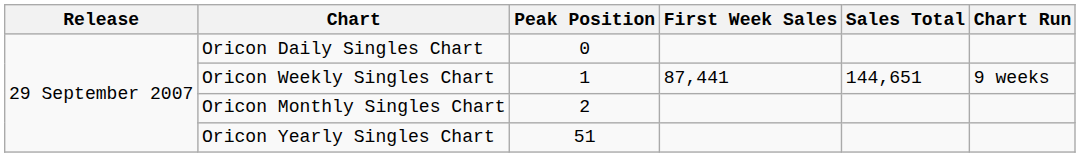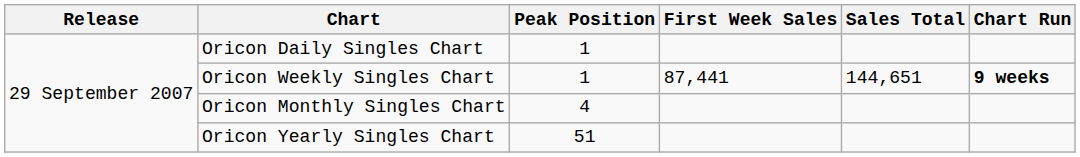(585, 49) 0 -> (585, 49) 1
(1012, 78) normal -> (1012, 78) bold
(585, 108) 2 -> (585, 108) 4
